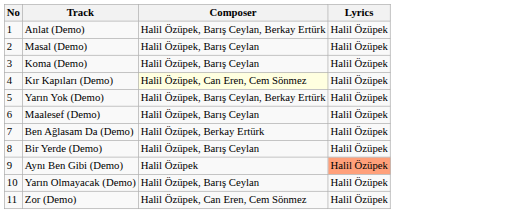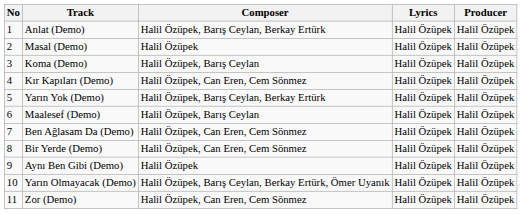+ column: (486, 13)
(200, 47) Halil Özüpek, Barış Ceylan -> (169, 47) Halil Özüpek
(224, 81) lightyellow background -> (224, 81) no background
(203, 132) Halil Özüpek, Berkay Ertürk -> (224, 132) Halil Özüpek, Can Eren, Cem Sönmez
(200, 149) Halil Özüpek, Barış Ceylan -> (224, 149) Halil Özüpek, Can Eren, Cem Sönmez
(359, 166) lightsalmon background -> (423, 166) no background
(200, 183) Halil Özüpek, Barış Ceylan -> (265, 183) Halil Özüpek, Barış Ceylan, Berkay Ertürk, Ömer Uyanık
